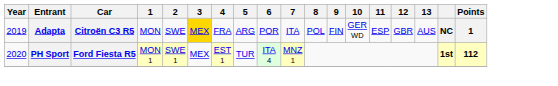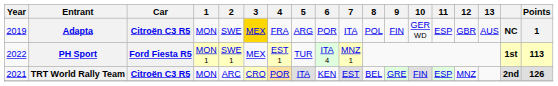(16, 54) 2020 -> (16, 54) 2022
(471, 54) 112 -> (537, 54) 113
+ row: (78, 73)
